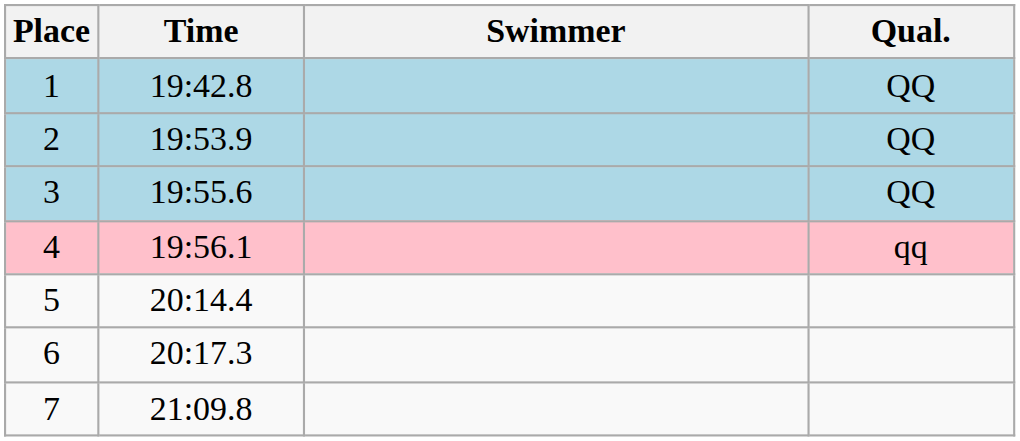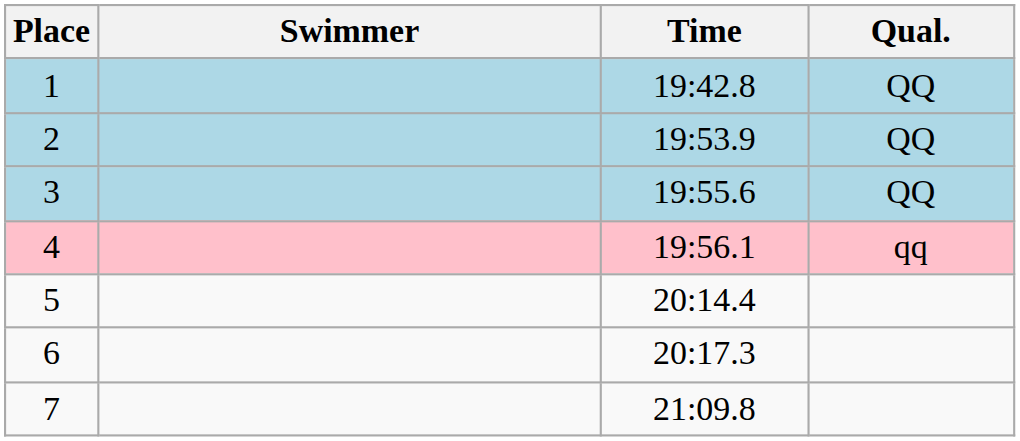columns swapped: (556, 31) <-> (201, 31)
